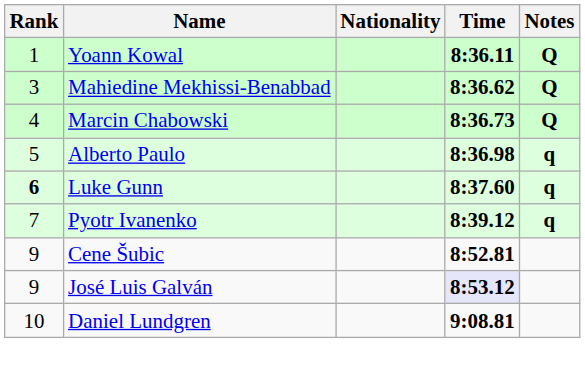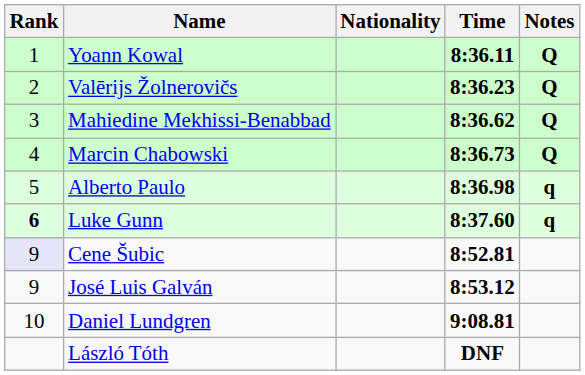+ row: (153, 87)
- row: (132, 220)
(34, 253) no background -> (34, 253) lavender background
(482, 287) lavender background -> (482, 287) no background
+ row: (118, 353)
